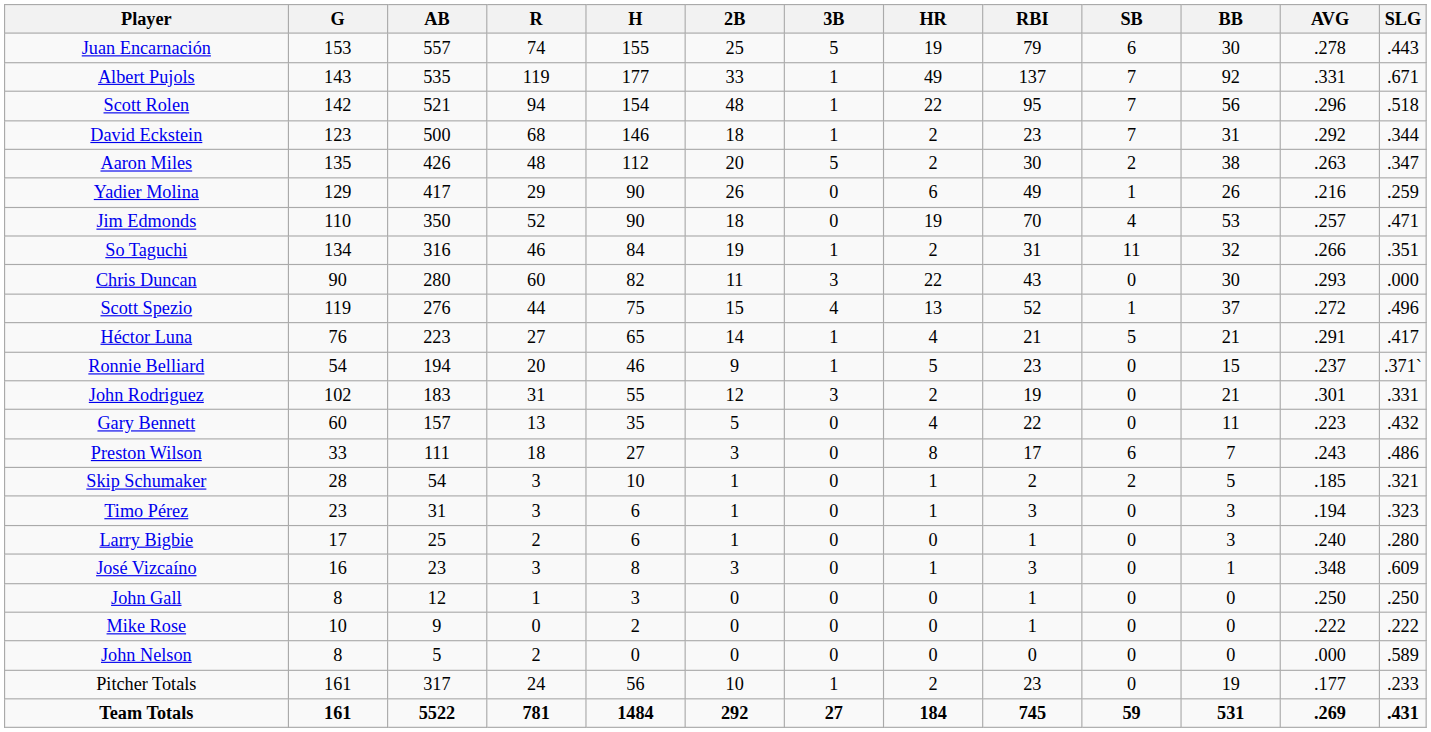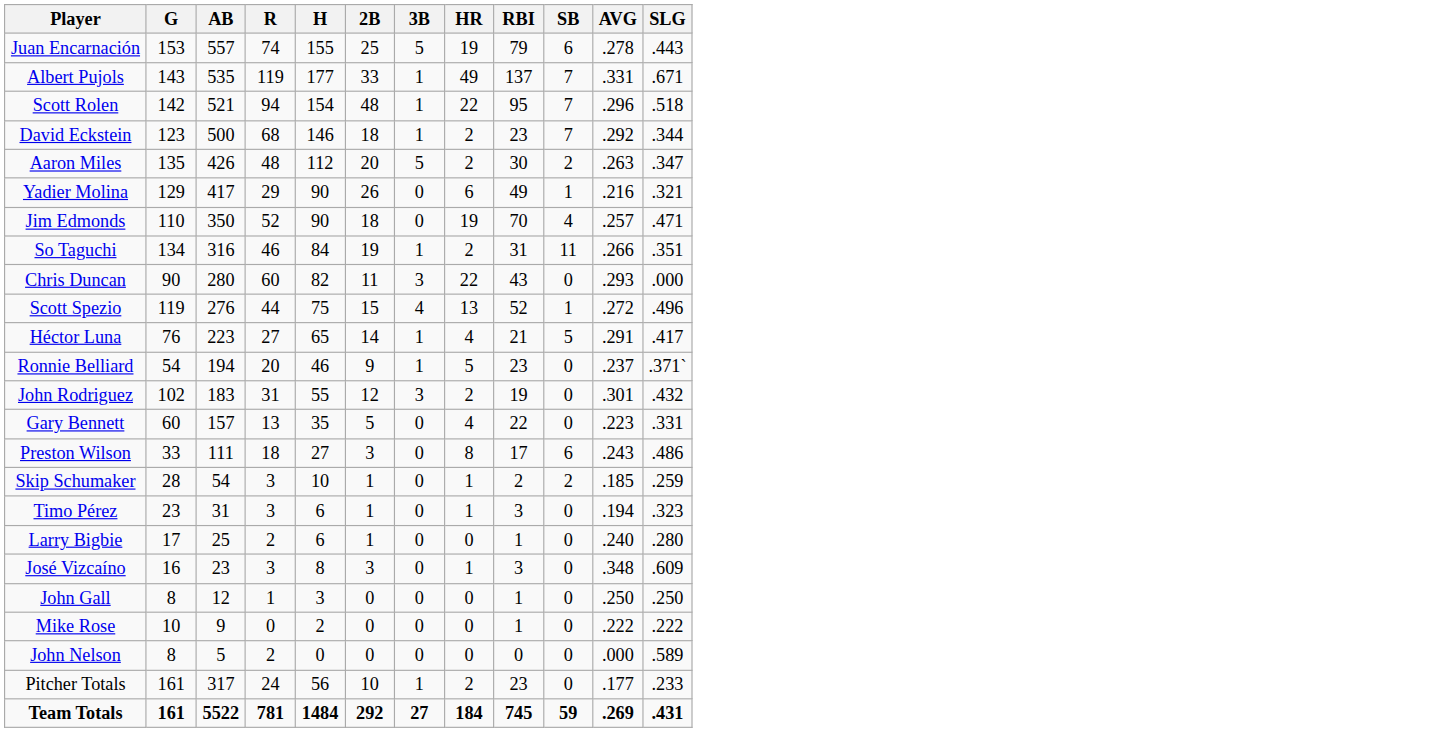- column: (1231, 18)
(1403, 192) .259 -> (667, 192) .321
(1403, 395) .331 -> (667, 395) .432
(1403, 423) .432 -> (667, 423) .331
(1403, 481) .321 -> (667, 481) .259
